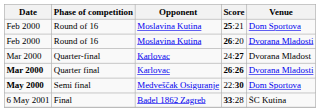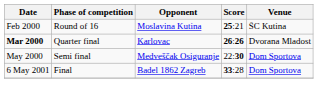(275, 26) Dom Sportova -> (267, 26) ŠC Kutina
- row: (234, 41)
- row: (234, 56)
(281, 71) Dvorana Mladosti -> (280, 41) Dvorana Mladost
(25, 85) bold -> (25, 56) normal
(267, 100) ŠC Kutina -> (275, 71) Dom Sportova
